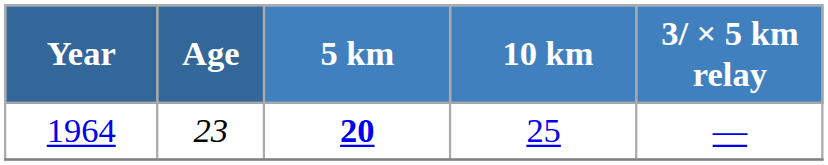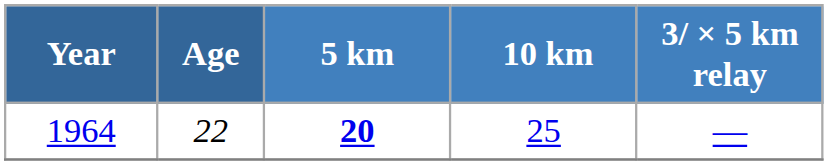(211, 130) 23 -> (211, 130) 22
